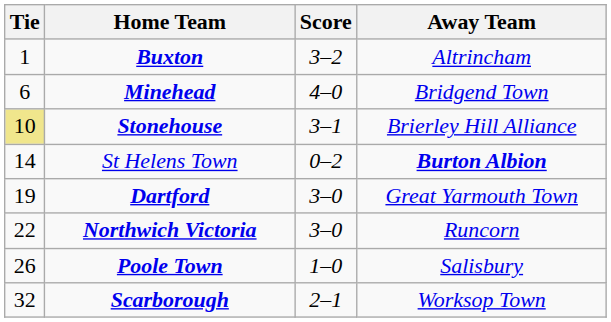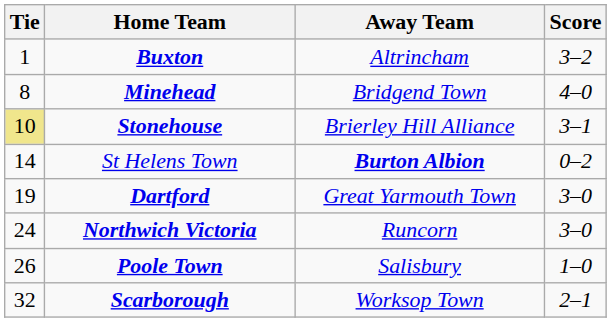columns swapped: (326, 21) <-> (482, 21)
(25, 91) 6 -> (25, 91) 8
(25, 230) 22 -> (25, 230) 24
